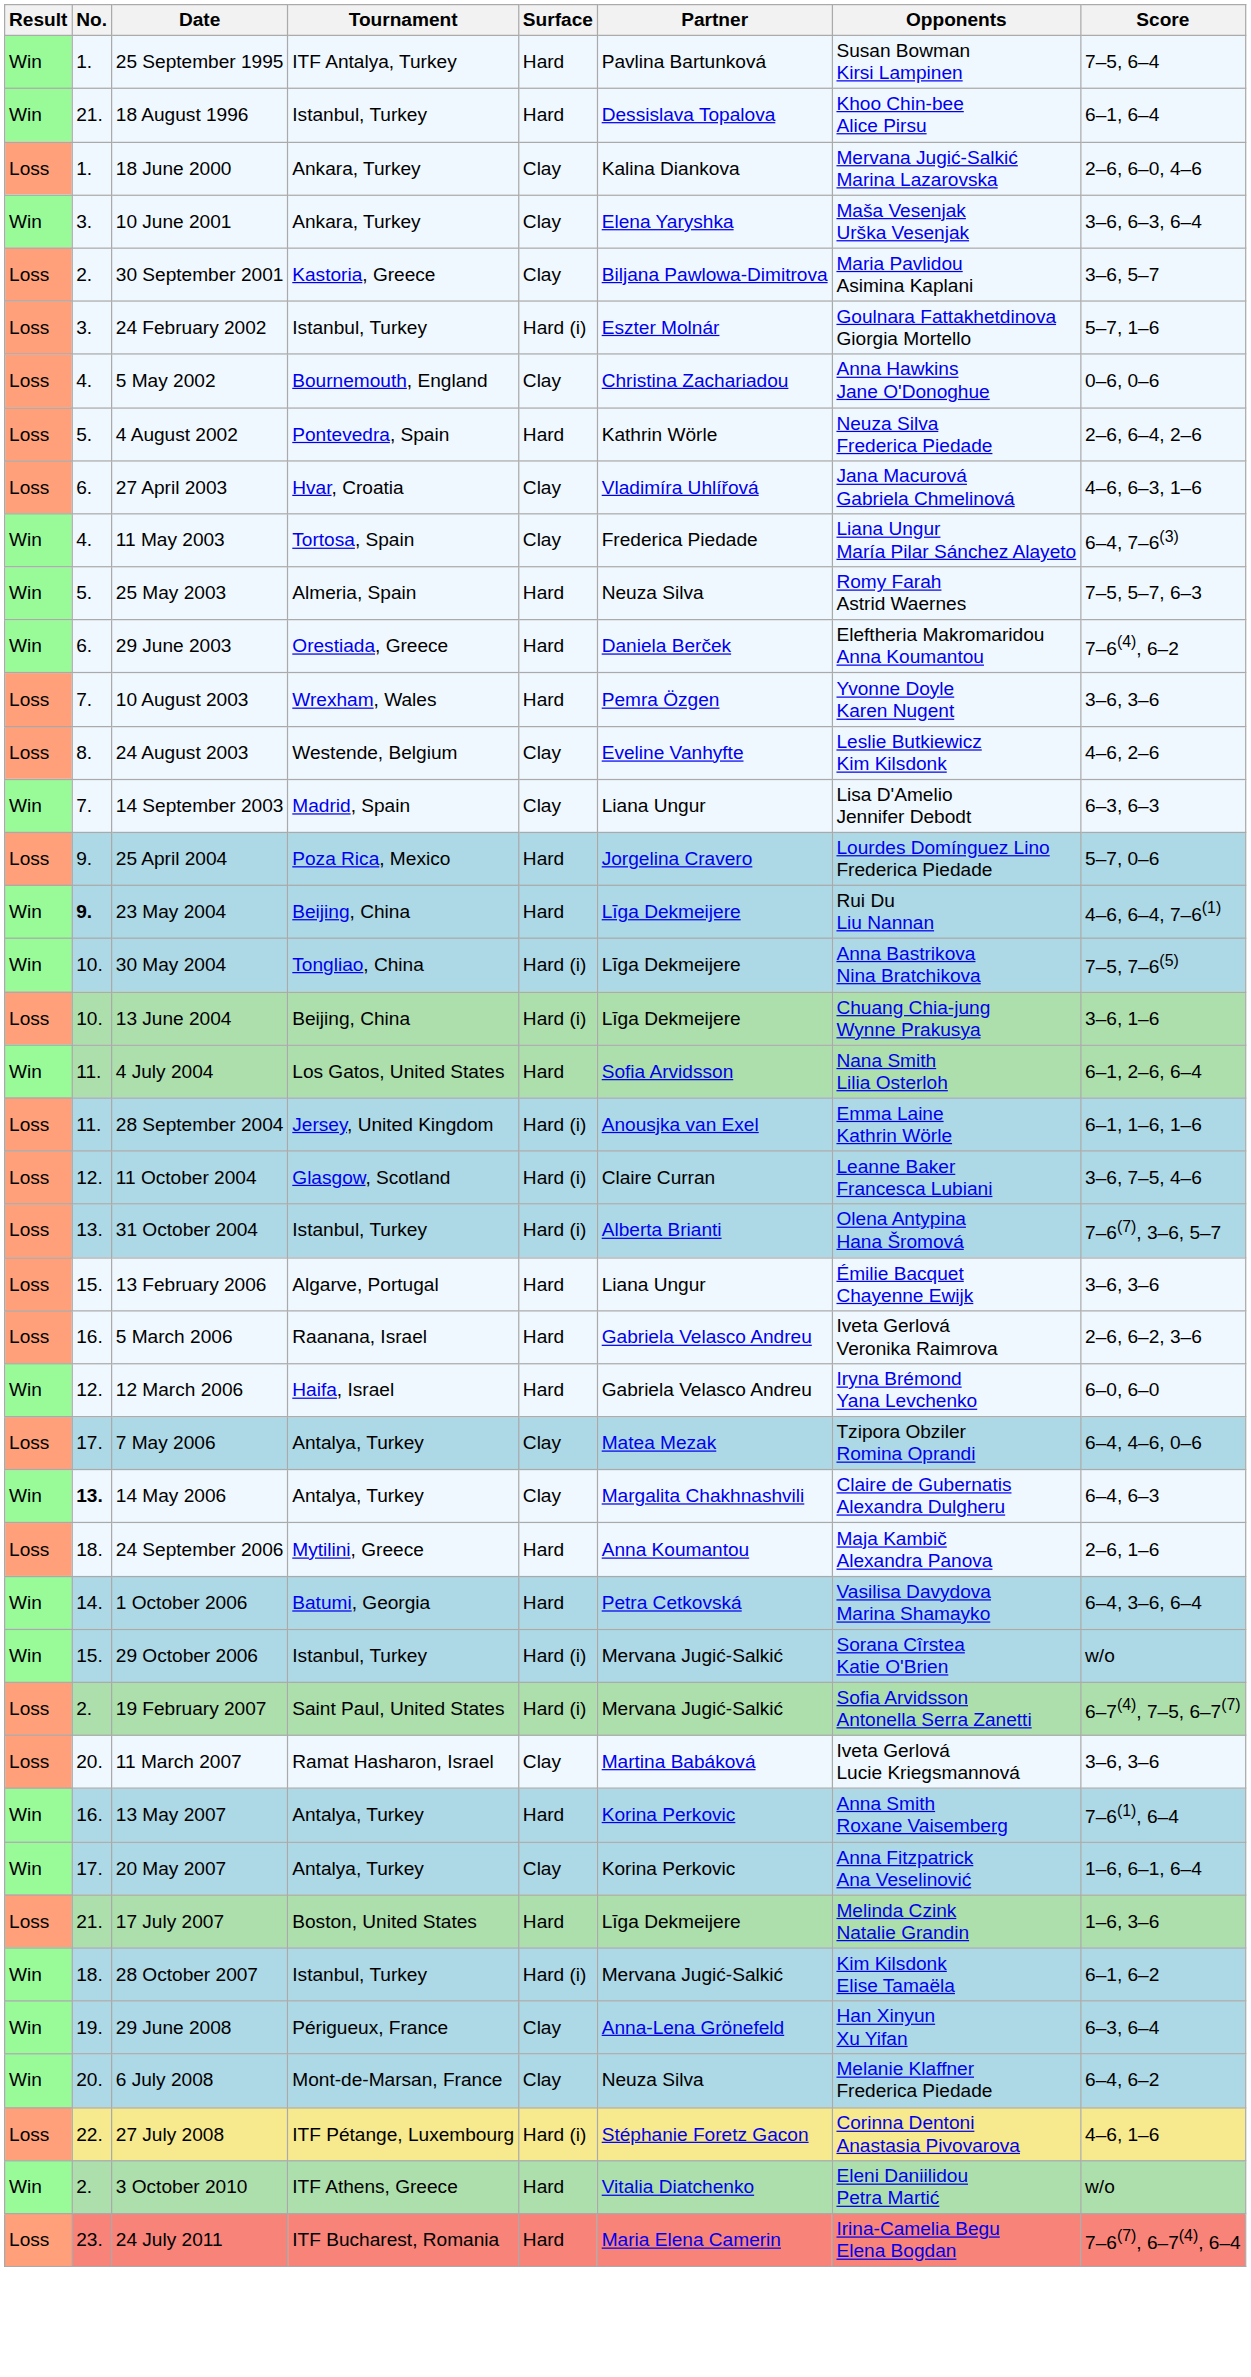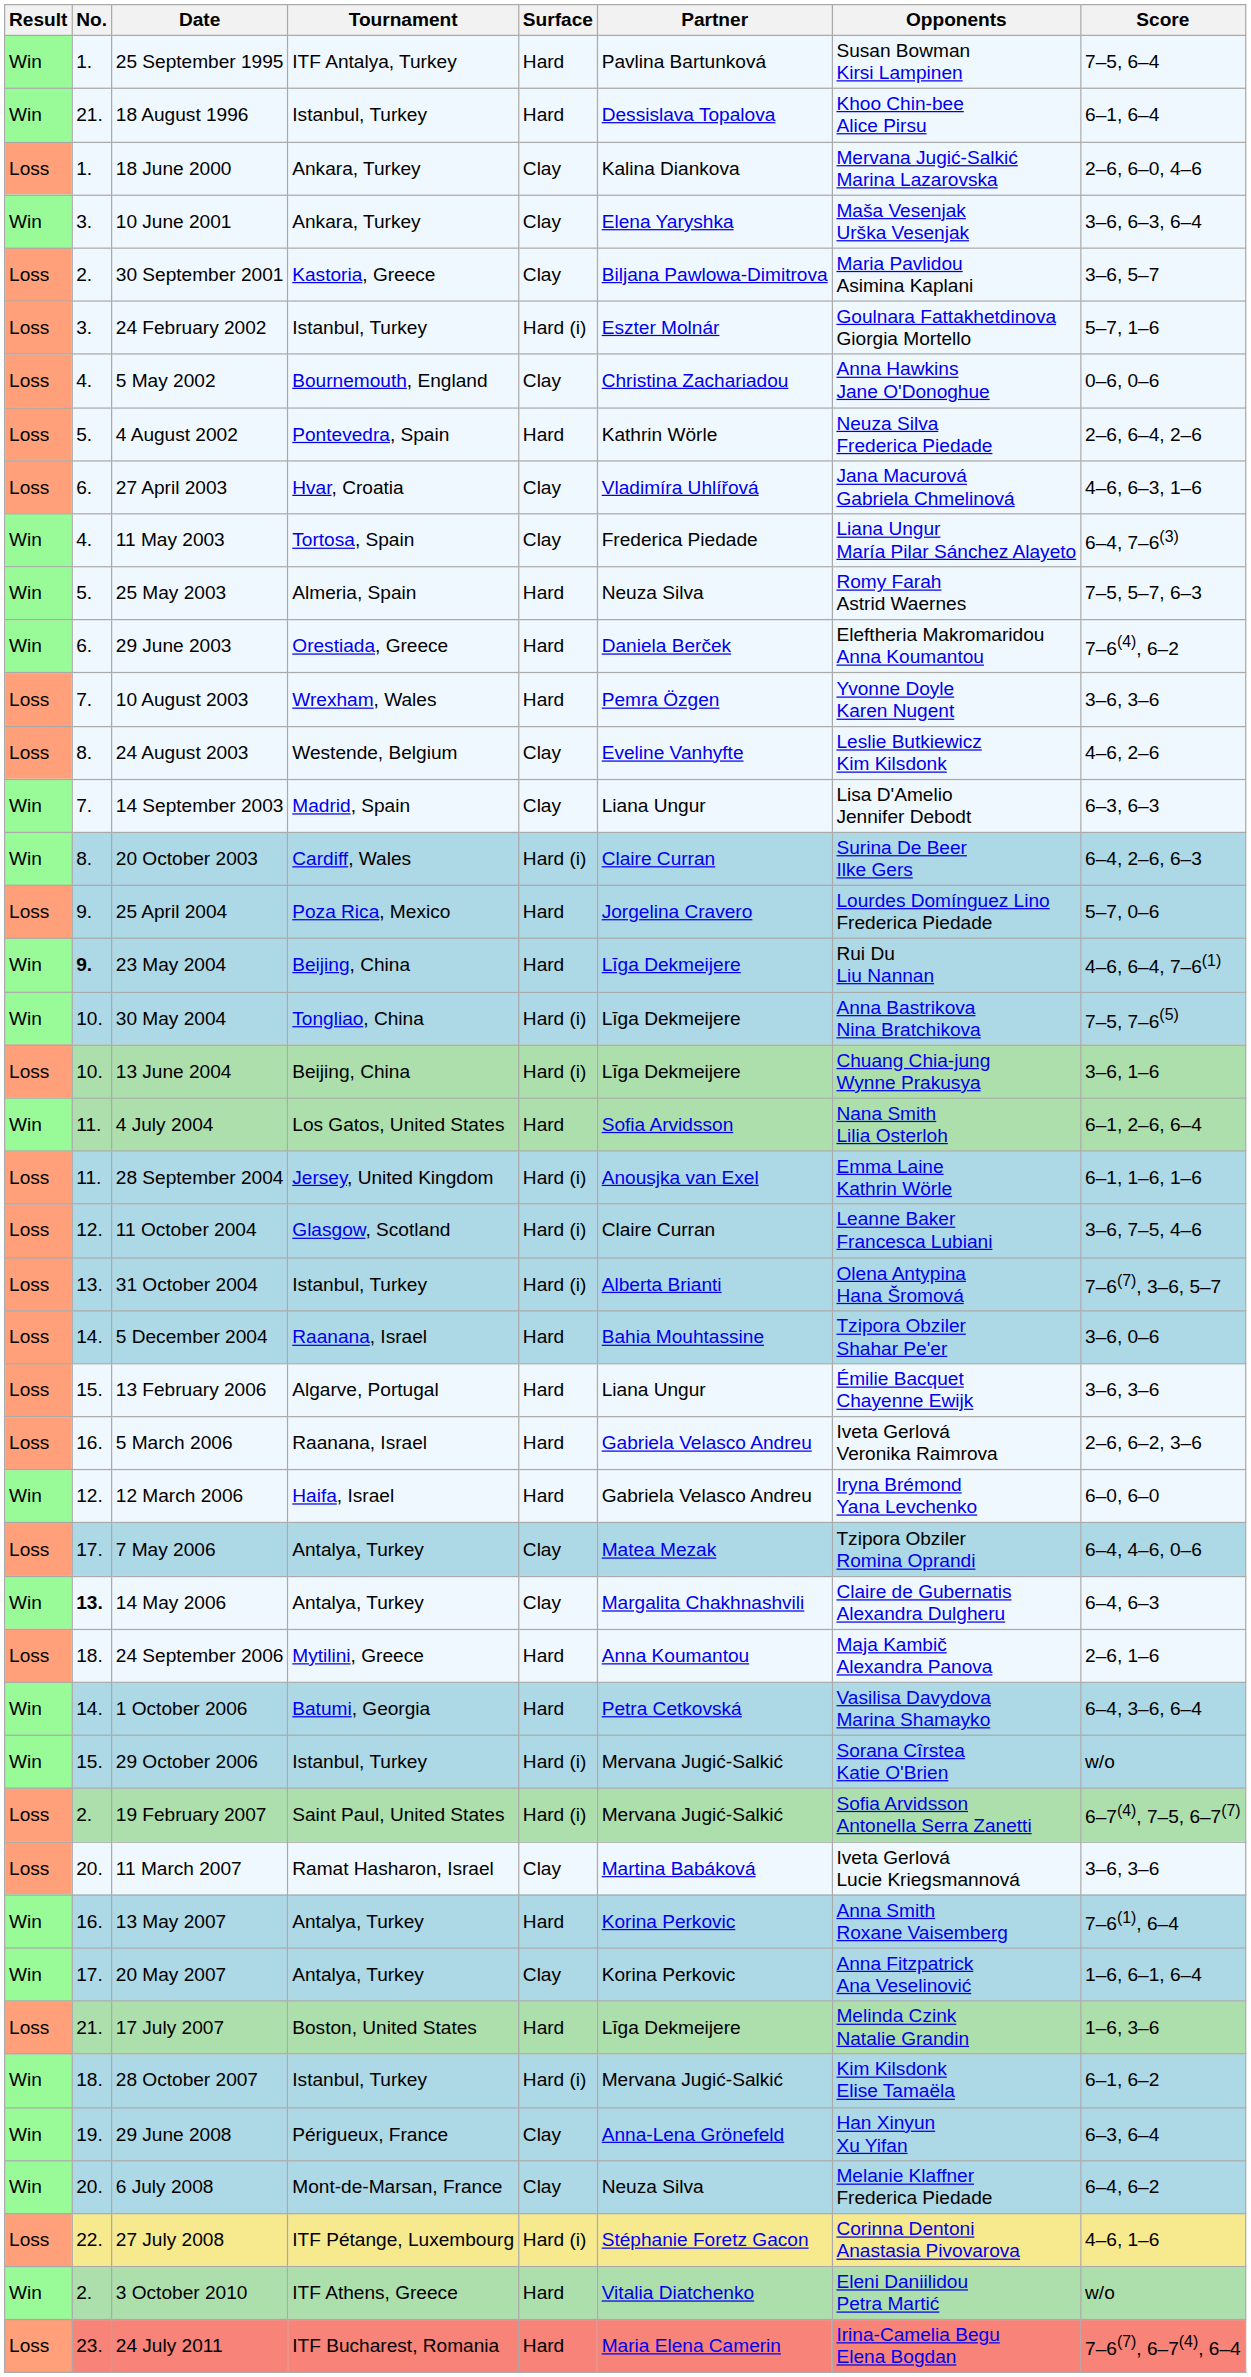+ row: (187, 858)
+ row: (192, 1336)
